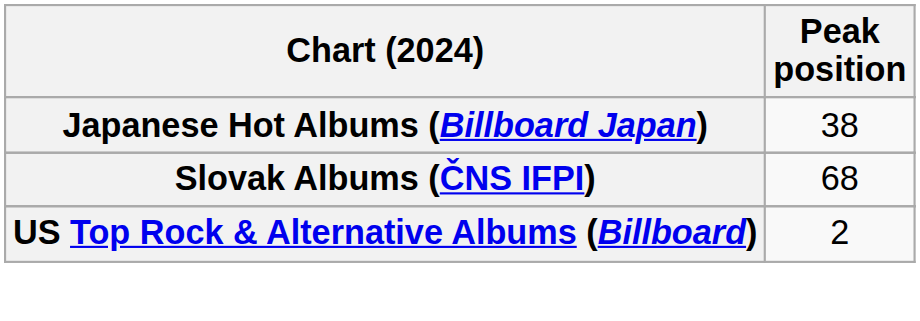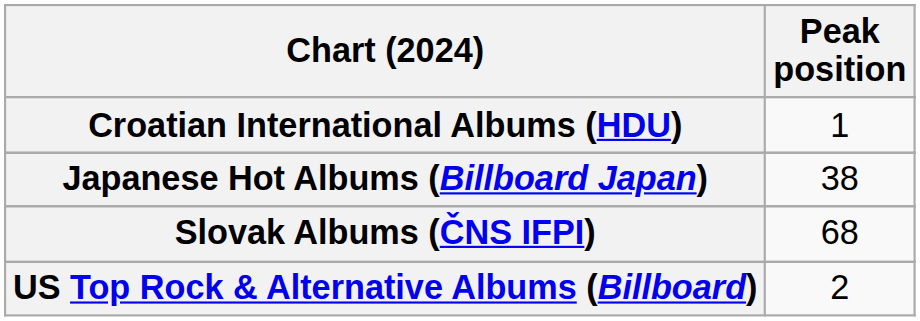+ row: (385, 124)
